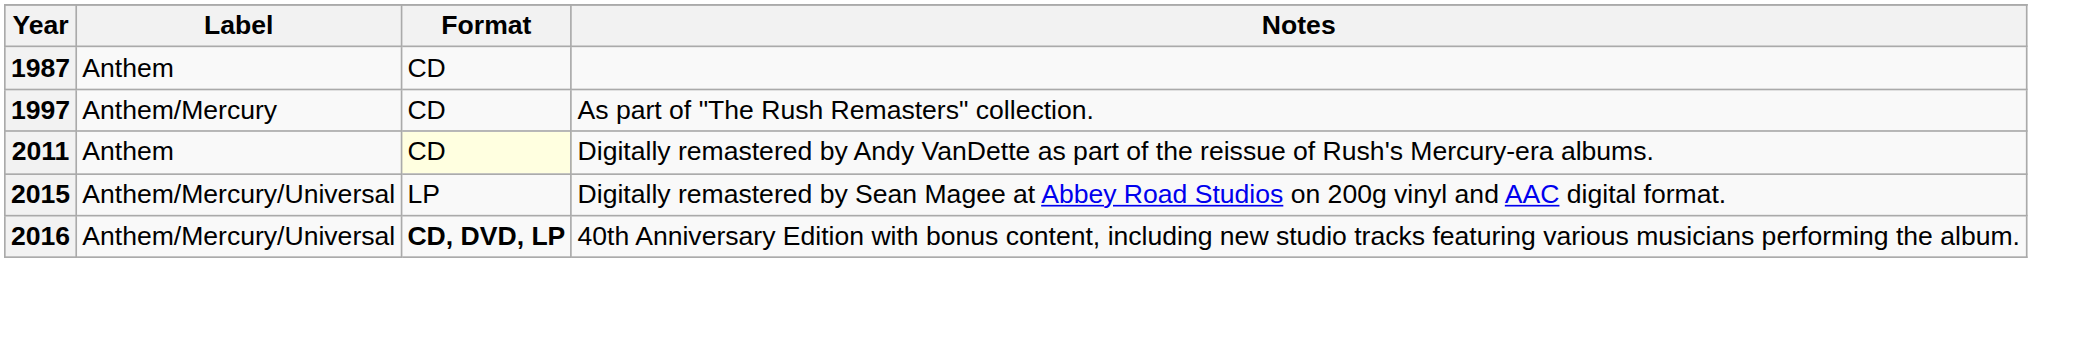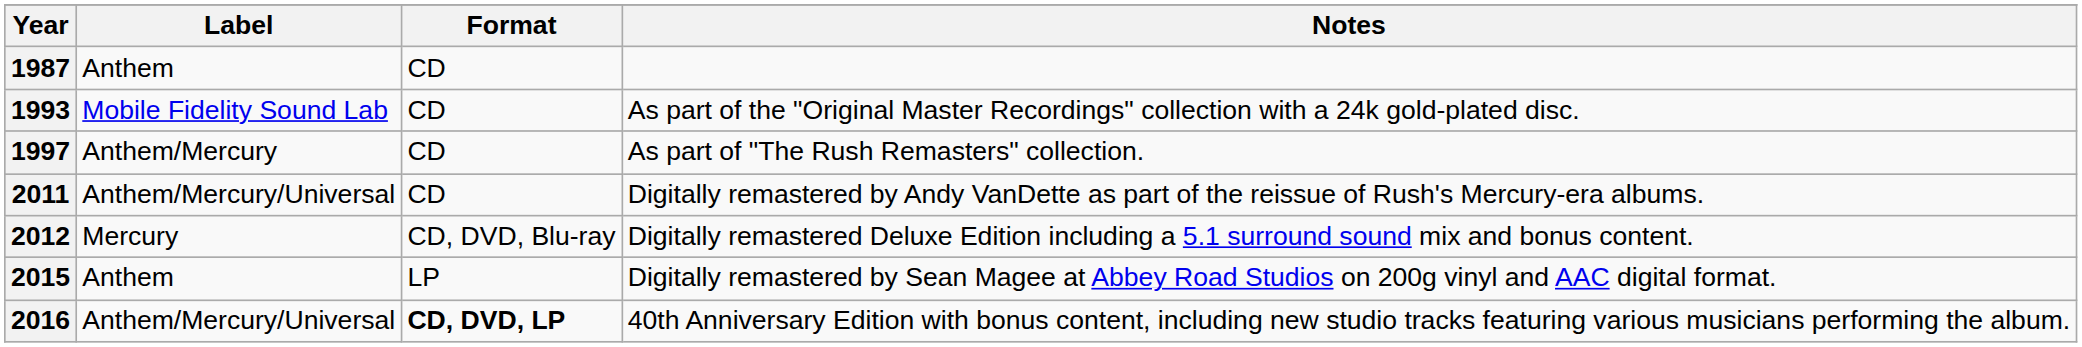+ row: (40, 109)
(128, 151) Anthem -> (239, 194) Anthem/Mercury/Universal
(427, 151) lightyellow background -> (427, 194) no background
+ row: (40, 236)
(239, 194) Anthem/Mercury/Universal -> (128, 278) Anthem
